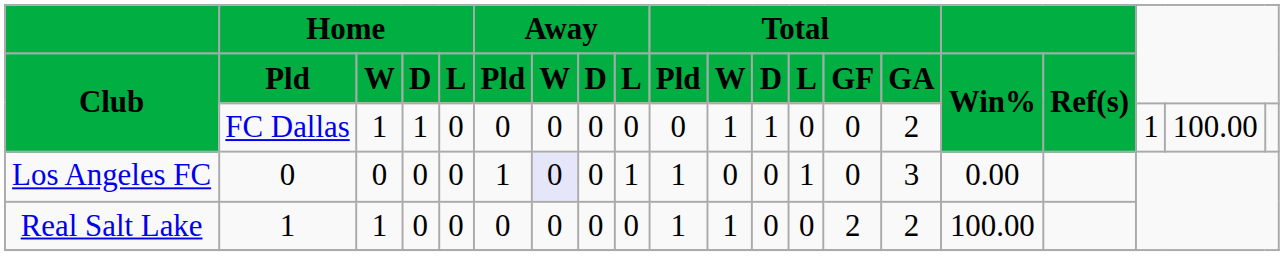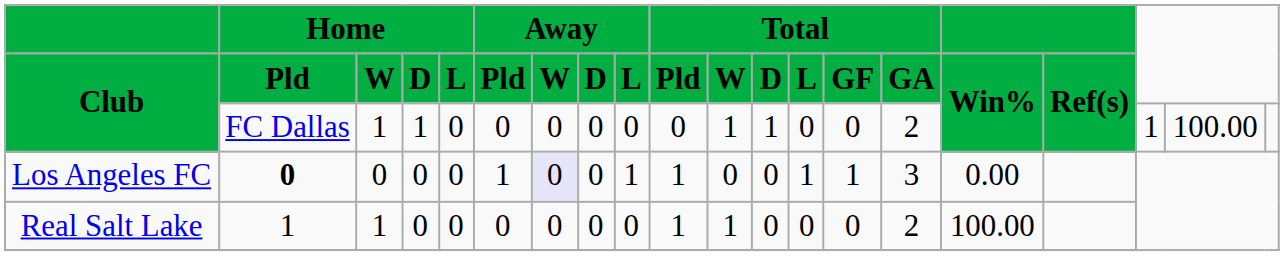(288, 175) normal -> (288, 175) bold
(853, 175) 0 -> (853, 175) 1
(853, 224) 2 -> (853, 224) 0
